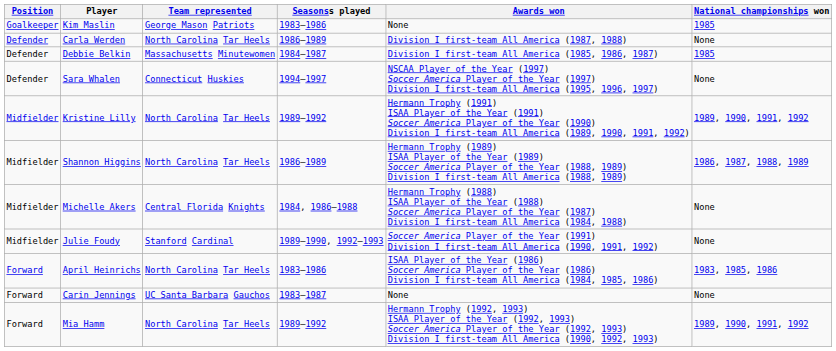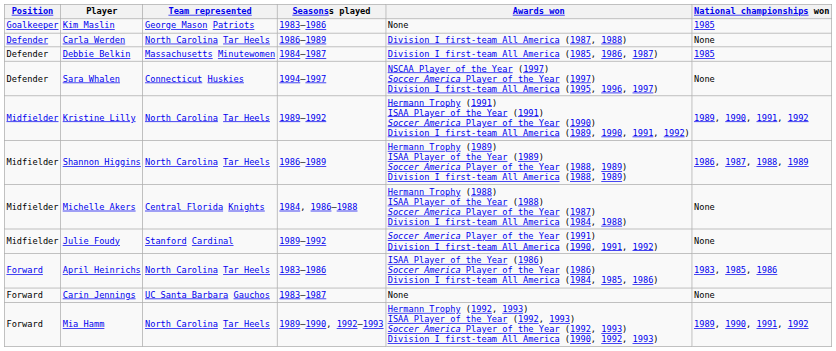(331, 241) 1989–1990, 1992–1993 -> (303, 241) 1989–1992
(303, 324) 1989–1992 -> (331, 324) 1989–1990, 1992–1993
